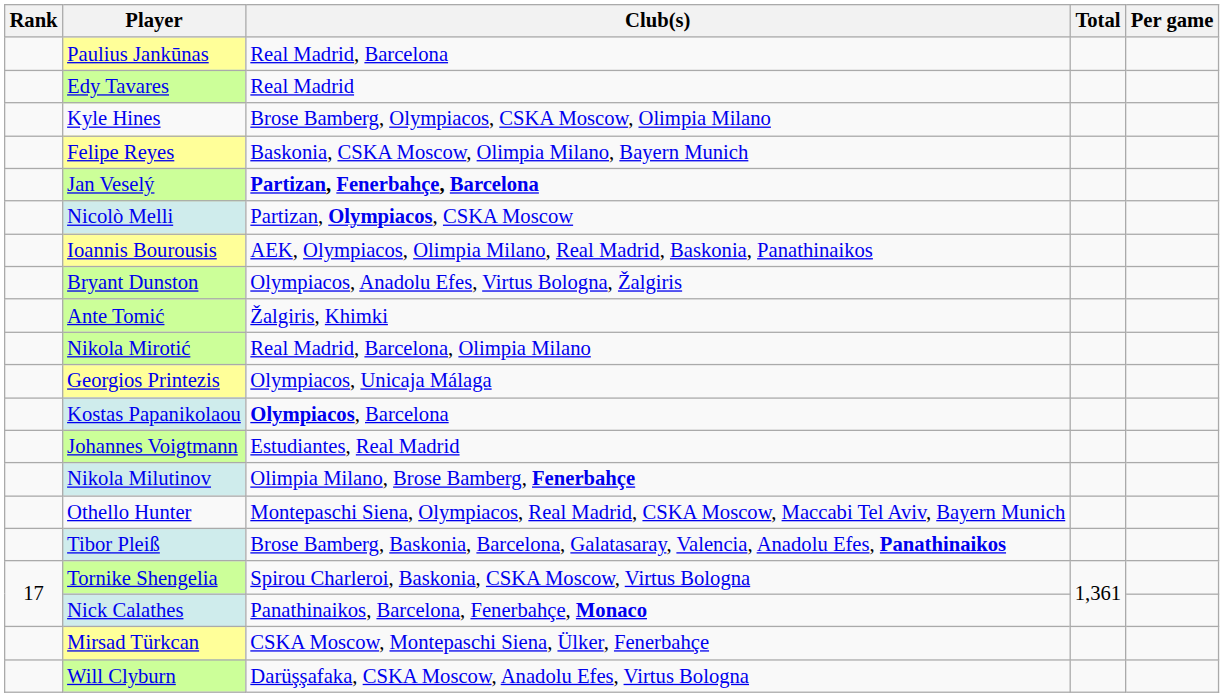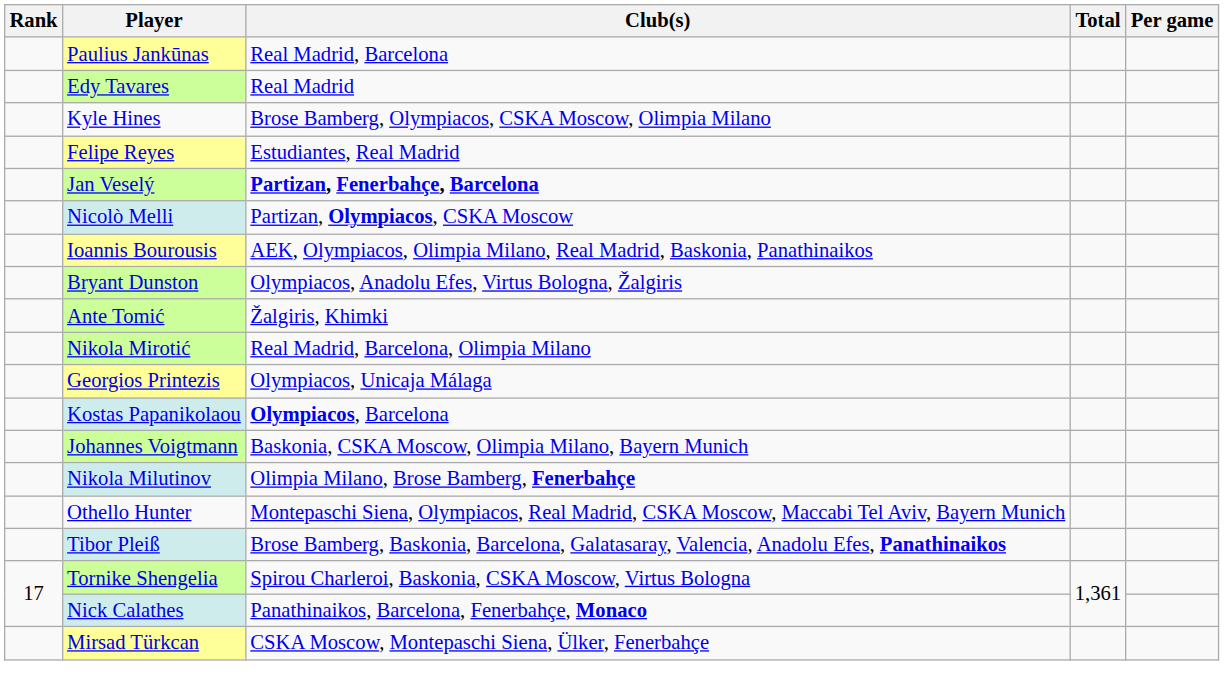(499, 151) Baskonia, CSKA Moscow, Olimpia Milano, Bayern Munich -> (355, 151) Estudiantes, Real Madrid
(355, 446) Estudiantes, Real Madrid -> (499, 446) Baskonia, CSKA Moscow, Olimpia Milano, Bayern Munich
- row: (121, 675)
